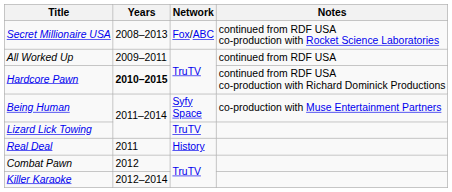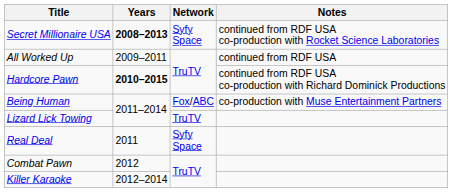(142, 35) normal -> (142, 35) bold
(193, 35) Fox/ABC -> (187, 35) Syfy Space
(187, 107) Syfy Space -> (193, 102) Fox/ABC
(189, 146) History -> (187, 140) Syfy Space
